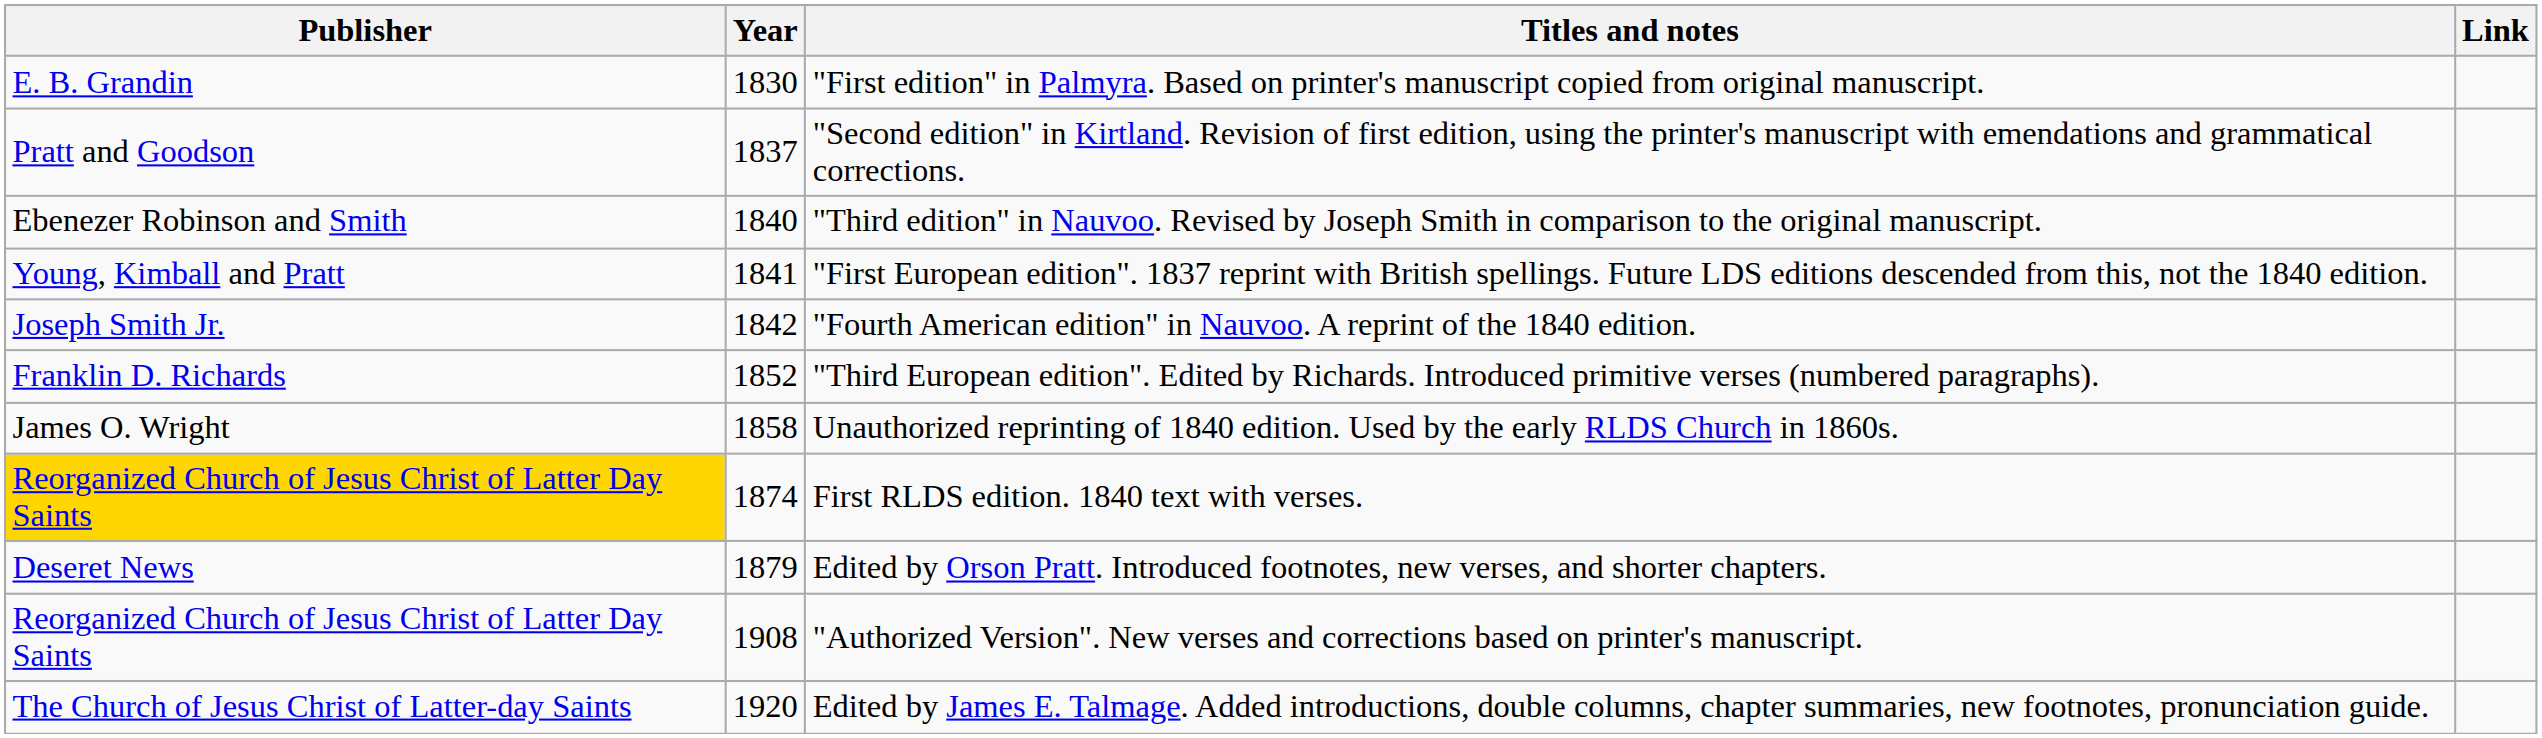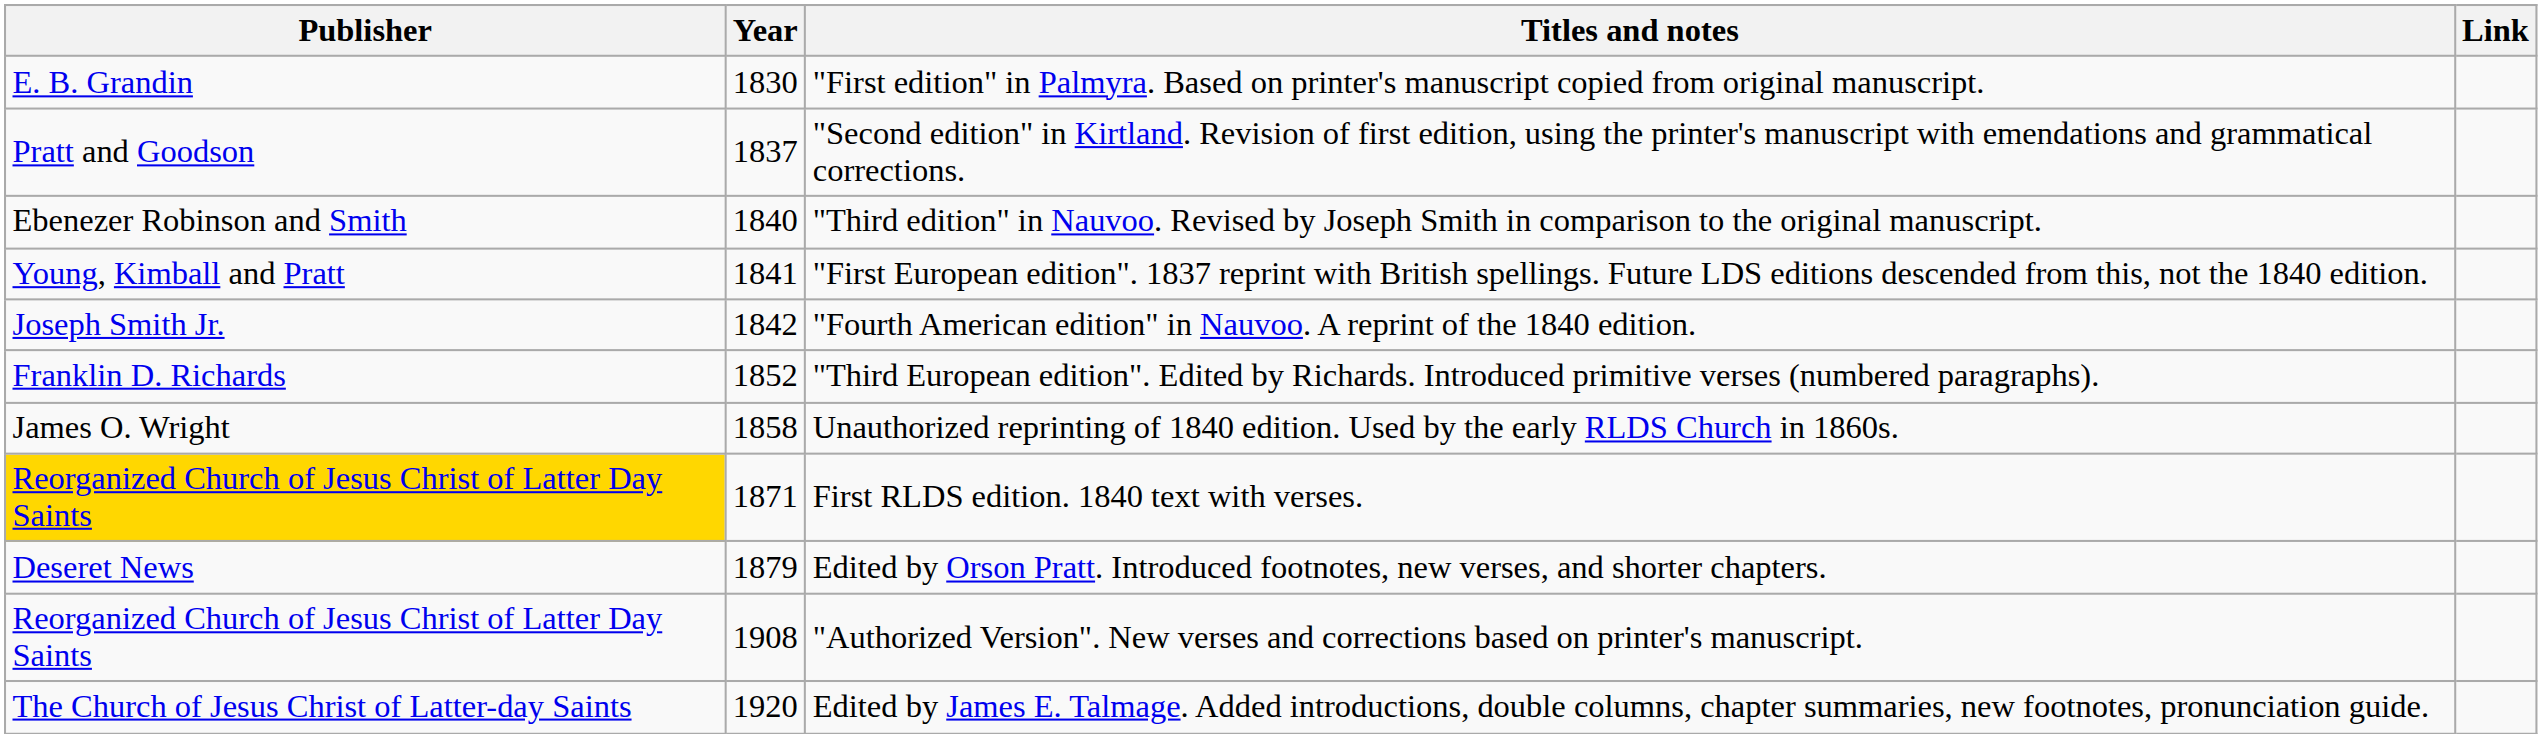(765, 497) 1874 -> (765, 497) 1871
